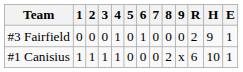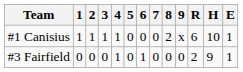rows swapped: (39, 36) <-> (39, 57)
